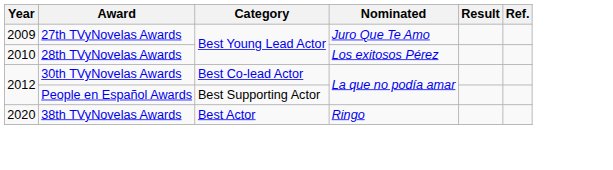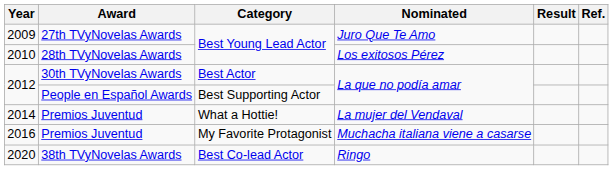(251, 74) Best Co-lead Actor -> (227, 74) Best Actor
+ row: (21, 114)
+ row: (21, 134)
(227, 114) Best Actor -> (251, 154) Best Co-lead Actor
